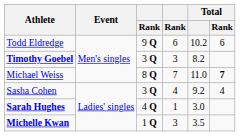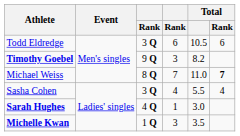(149, 43) 9 Q -> (149, 43) 3 Q
(199, 43) 10.2 -> (199, 43) 10.5
(149, 59) 3 Q -> (149, 59) 9 Q
(199, 91) 9.2 -> (199, 91) 5.5
